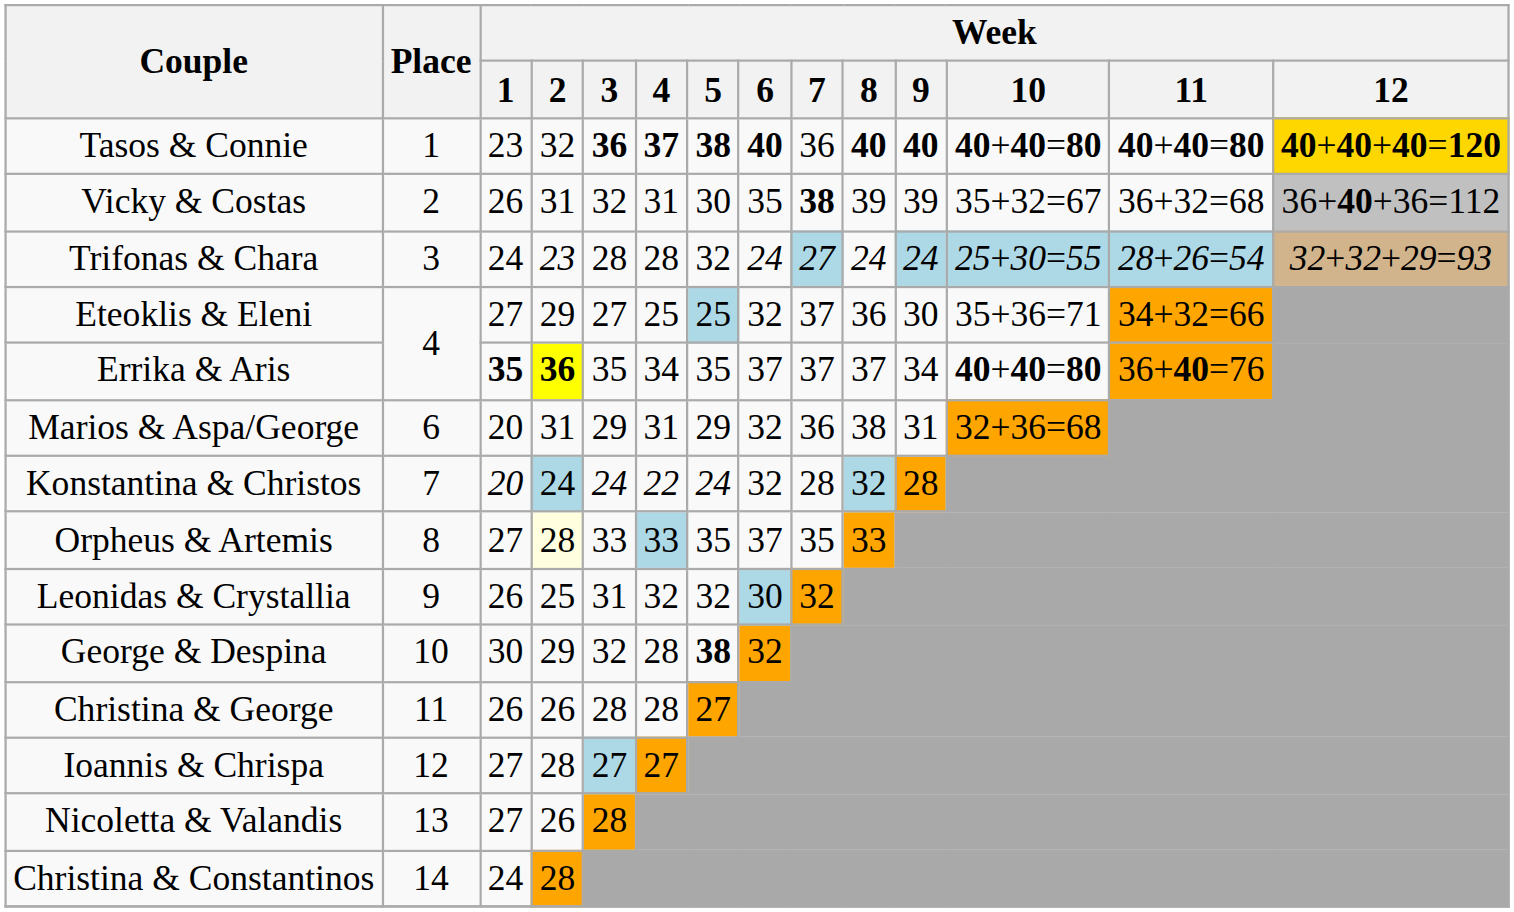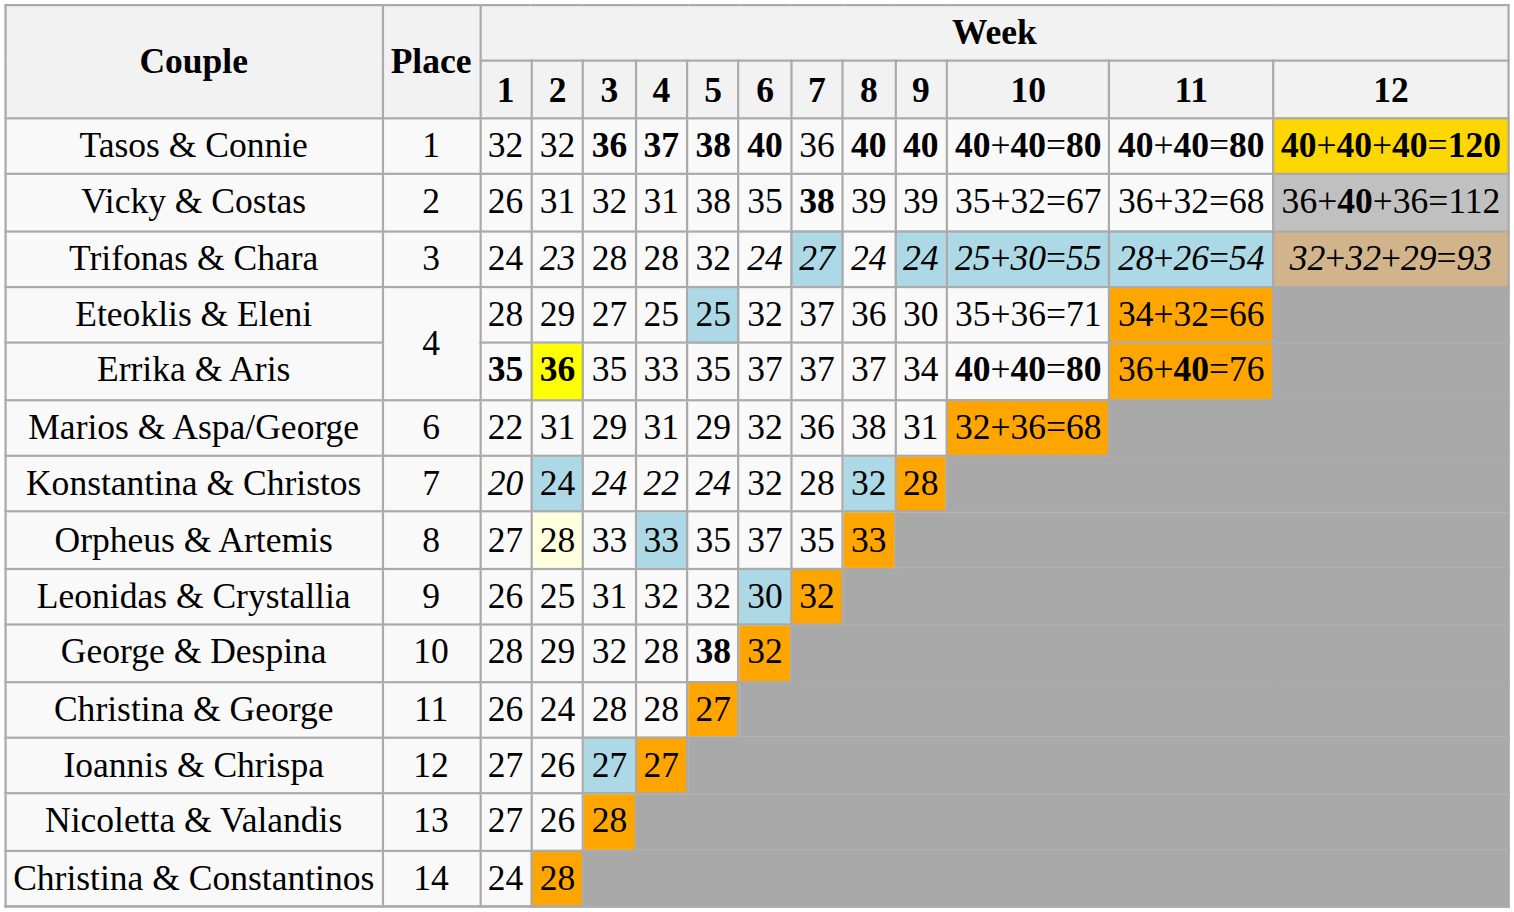(506, 145) 23 -> (506, 145) 32
(713, 201) 30 -> (713, 201) 38
(506, 314) 27 -> (506, 314) 28
(661, 370) 34 -> (661, 370) 33
(506, 426) 20 -> (506, 426) 22
(506, 652) 30 -> (506, 652) 28
(558, 708) 26 -> (558, 708) 24
(558, 764) 28 -> (558, 764) 26
